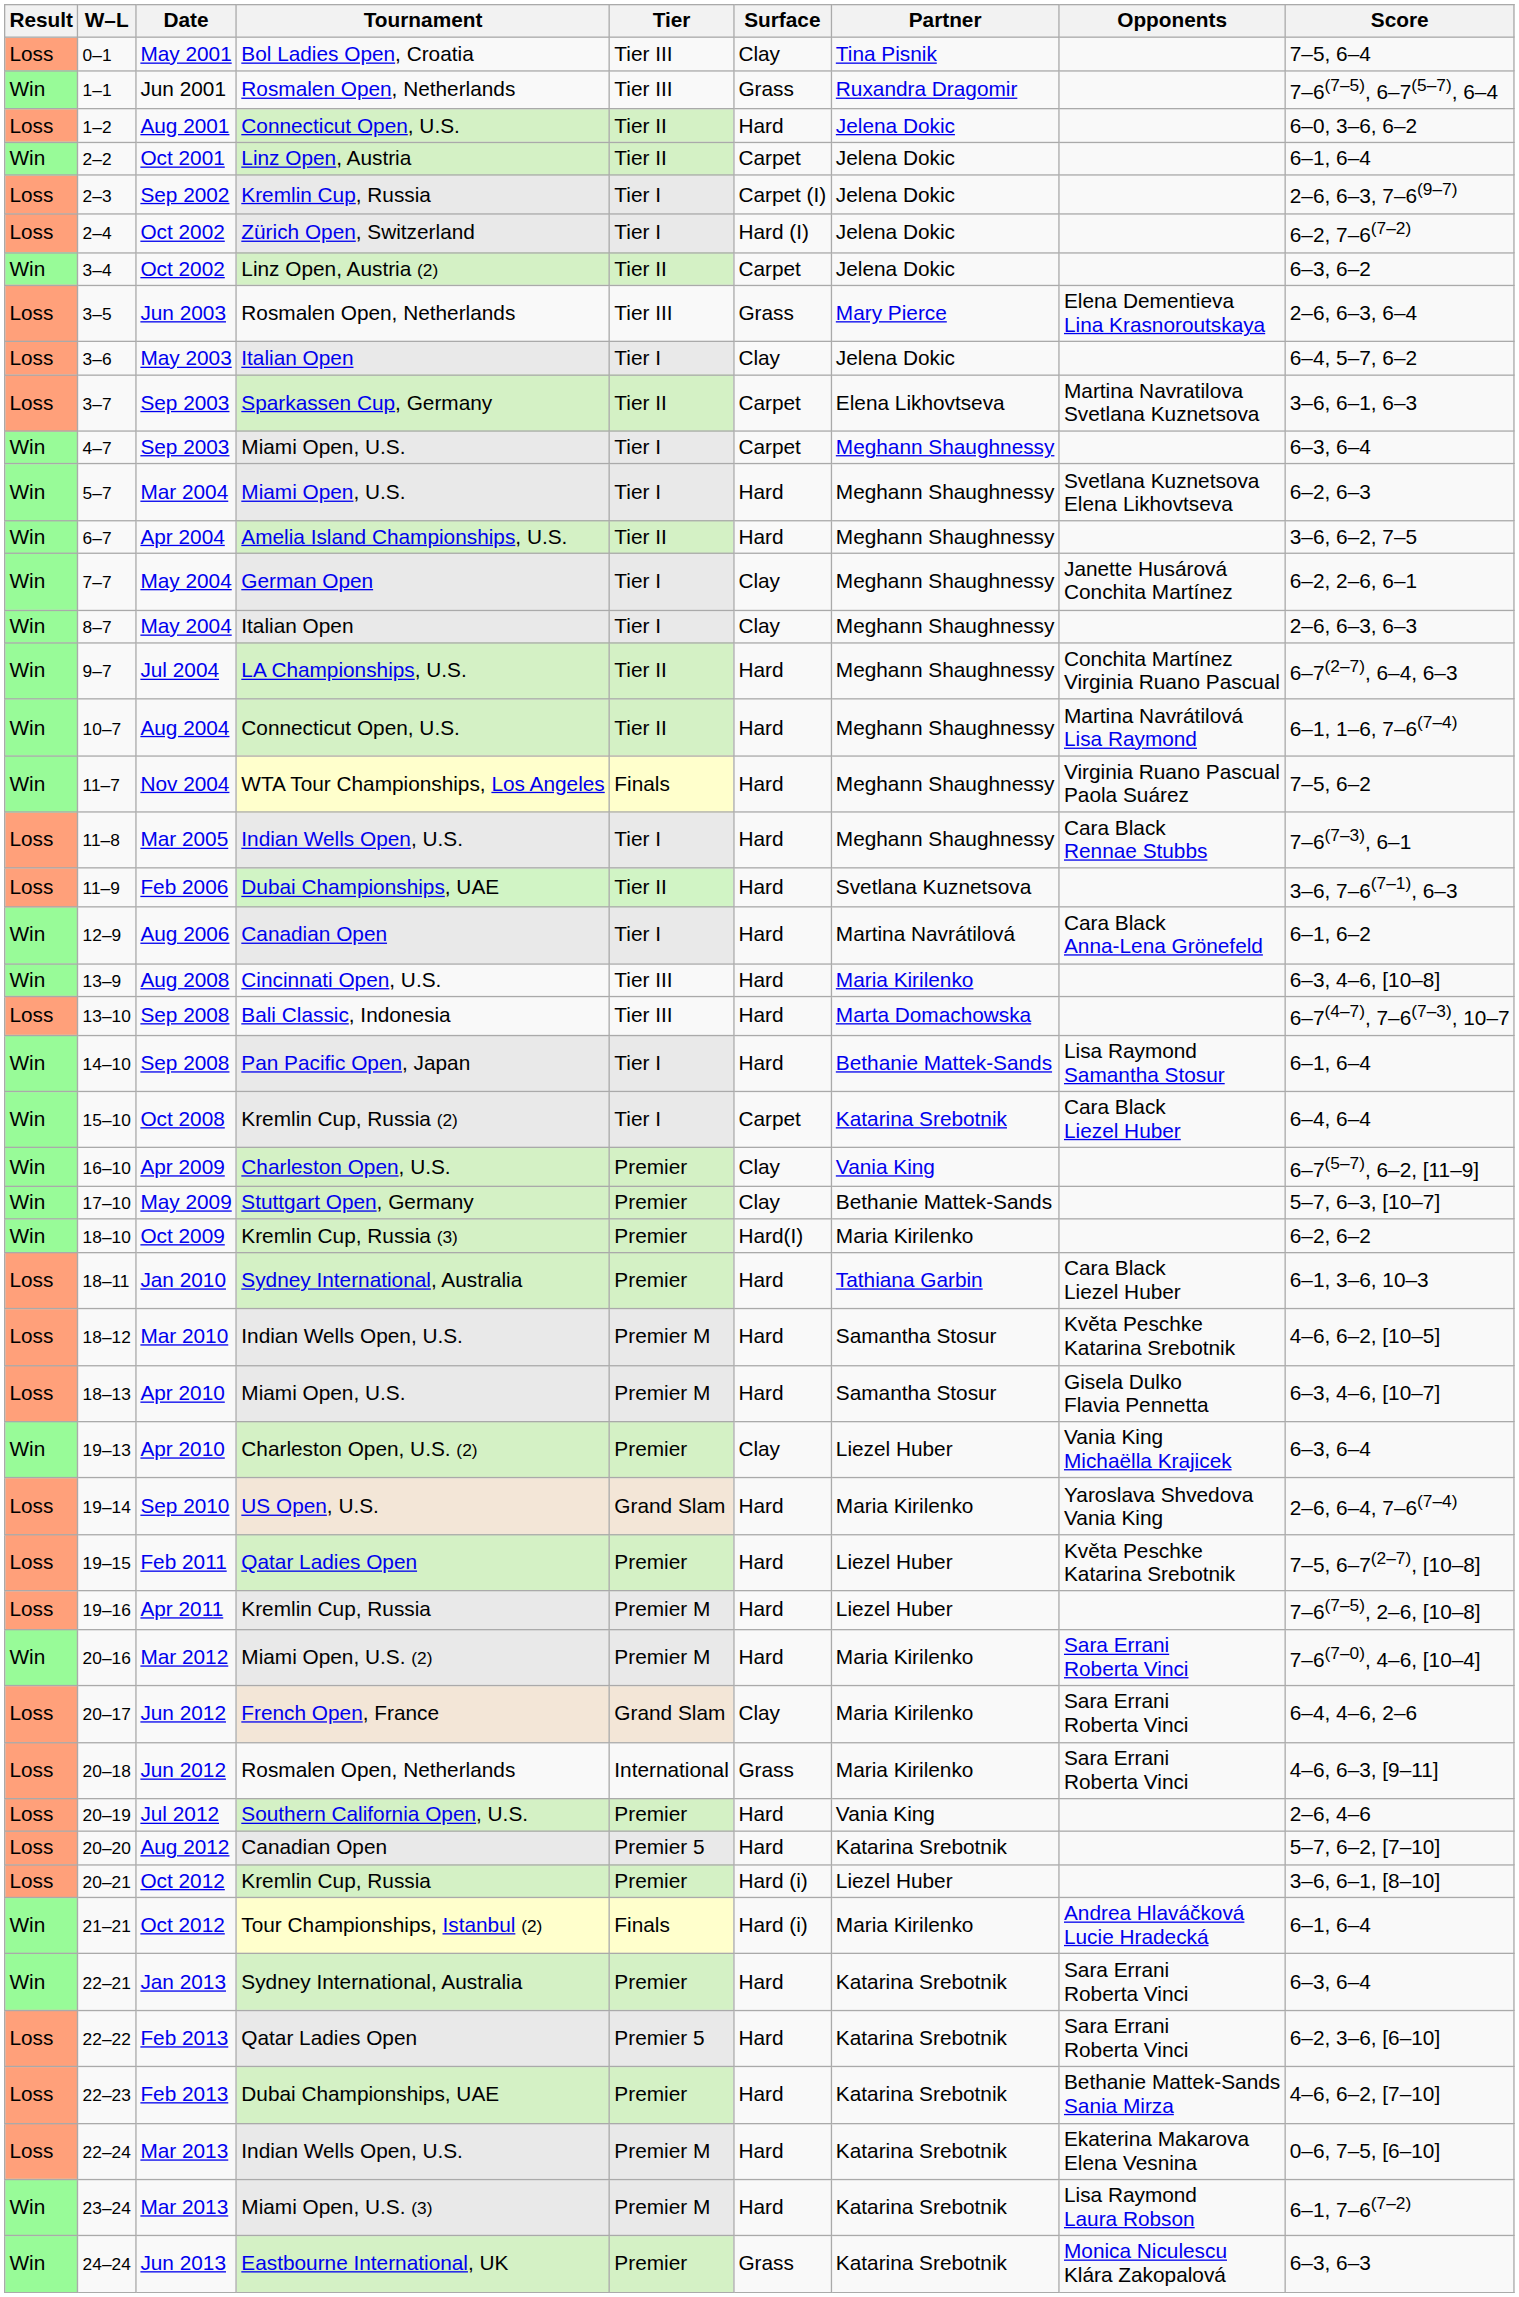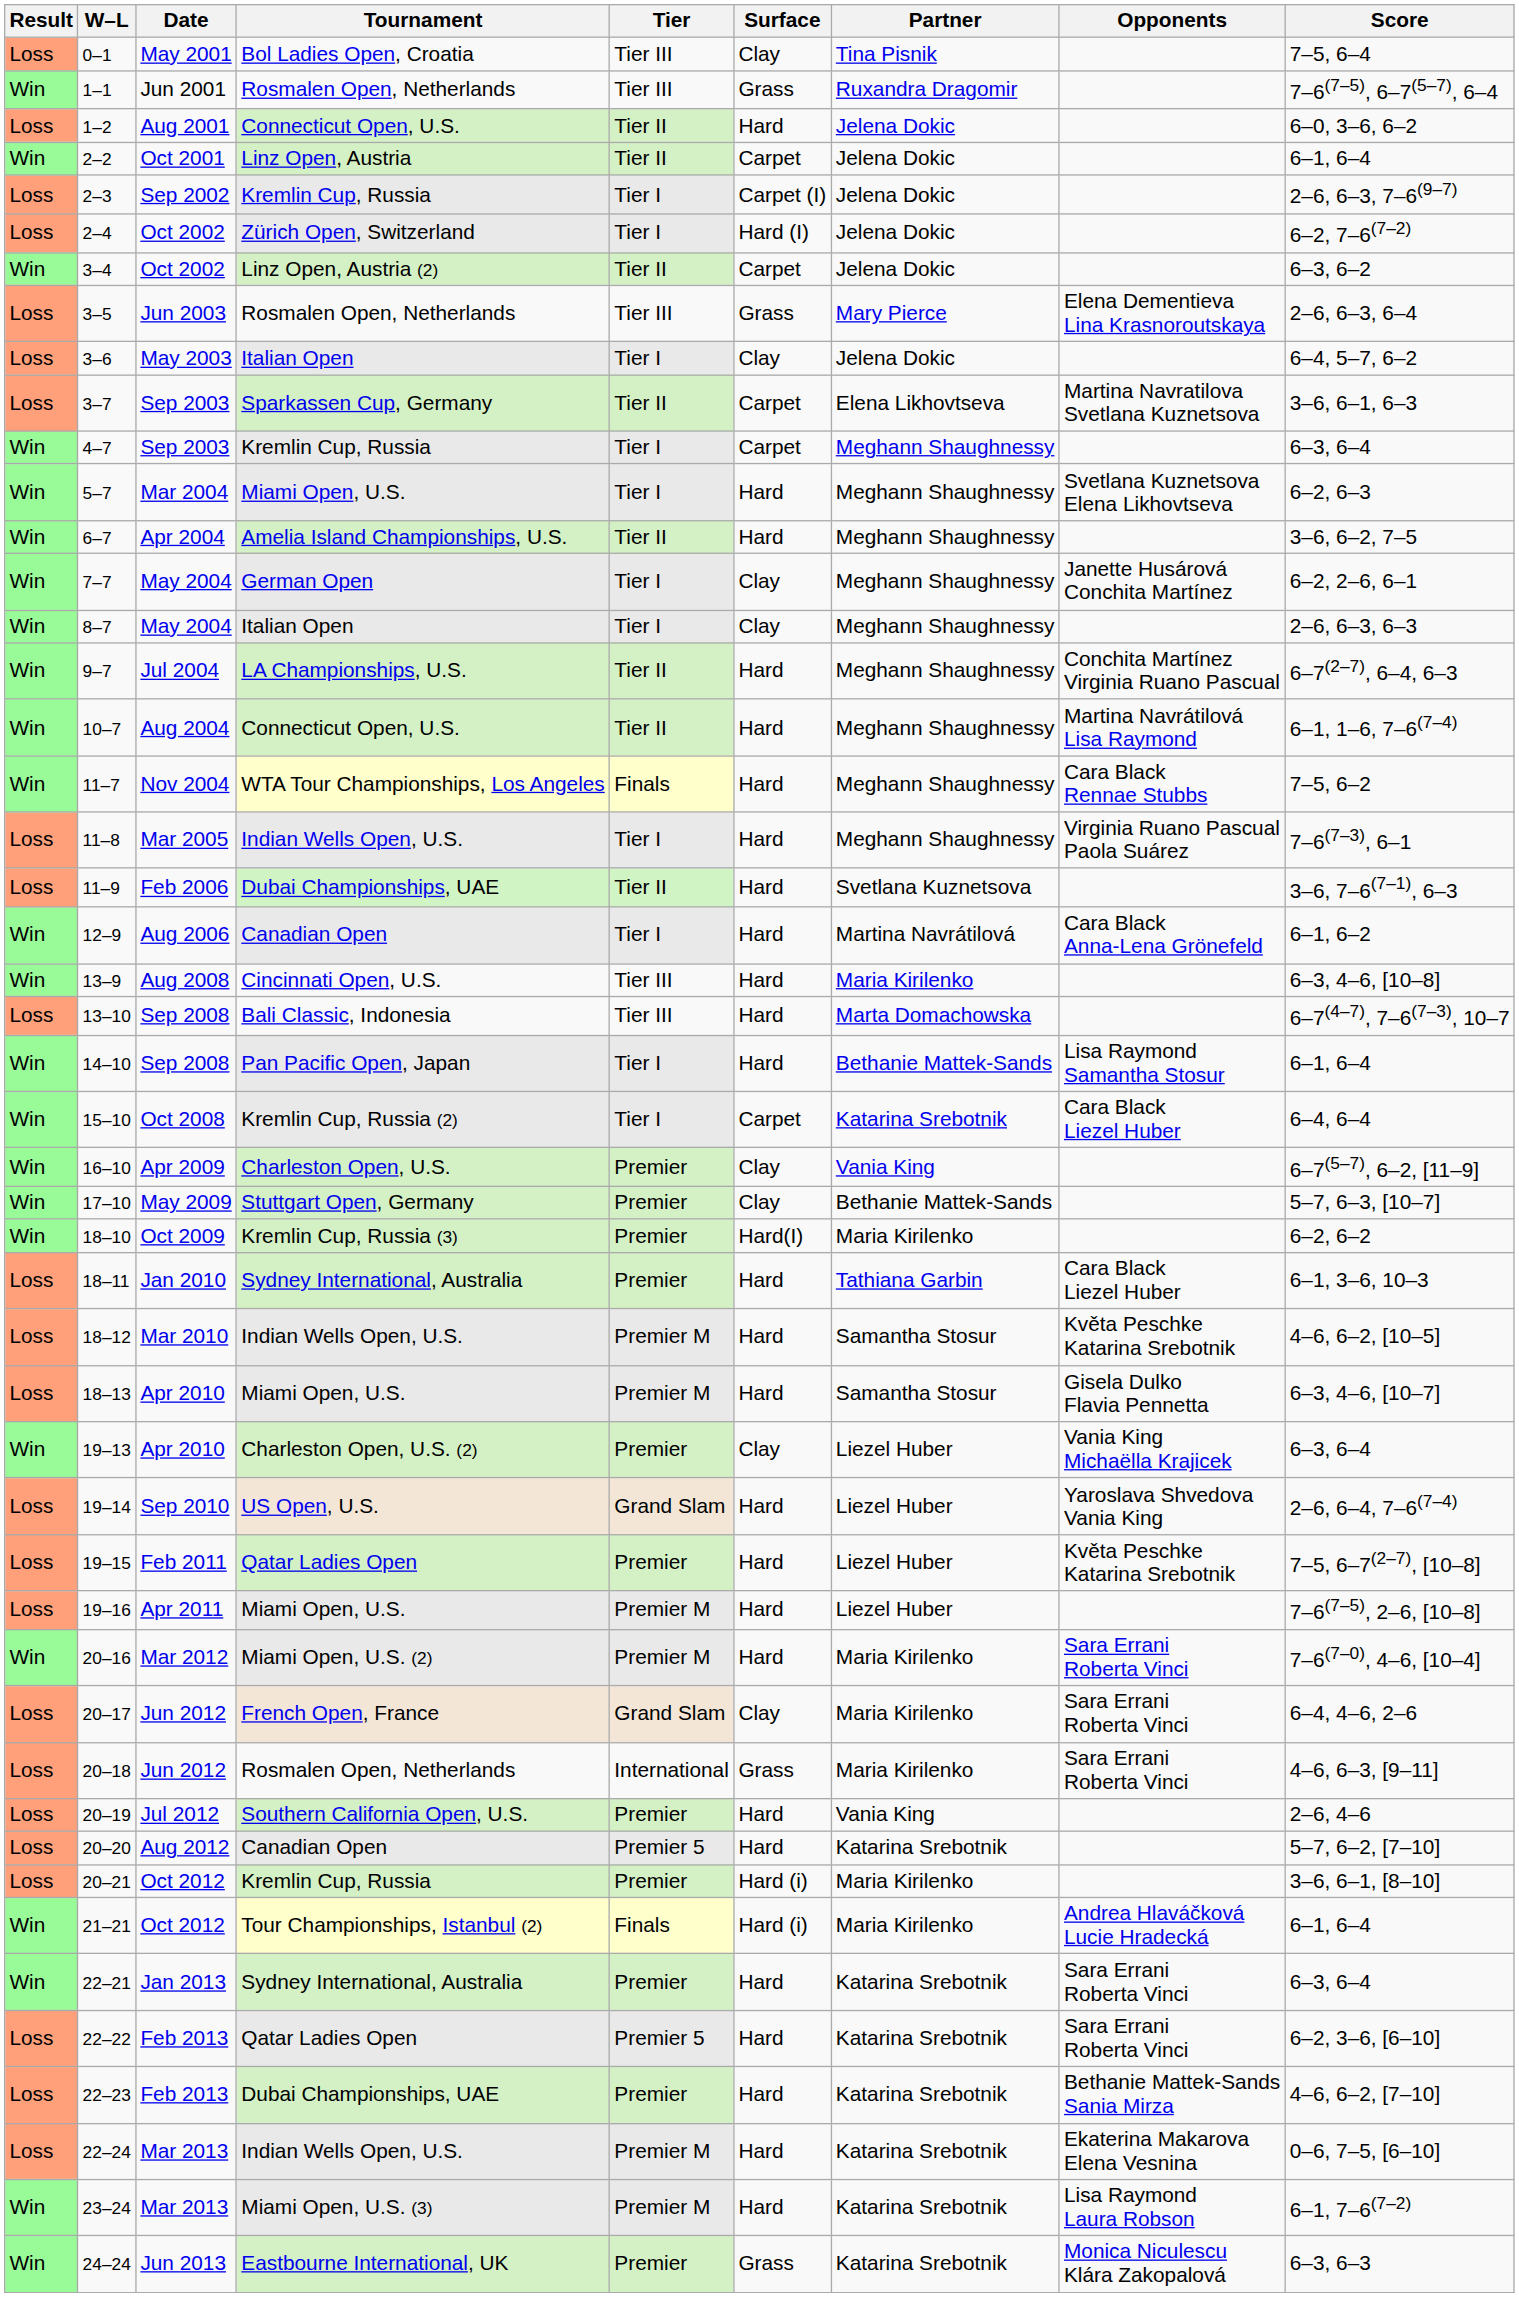(323, 447) Miami Open, U.S. -> (336, 447) Kremlin Cup, Russia
(1172, 783) Virginia Ruano Pascual Paola Suárez -> (1136, 783) Cara Black Rennae Stubbs
(1136, 840) Cara Black Rennae Stubbs -> (1172, 840) Virginia Ruano Pascual Paola Suárez
(905, 1506) Maria Kirilenko -> (894, 1506) Liezel Huber
(336, 1609) Kremlin Cup, Russia -> (323, 1609) Miami Open, U.S.
(894, 1880) Liezel Huber -> (905, 1880) Maria Kirilenko
